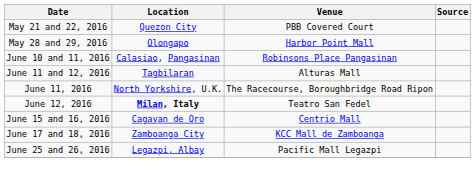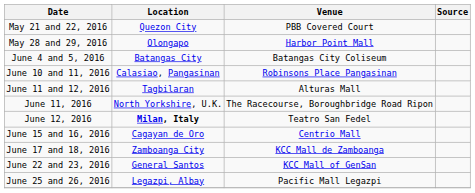+ row: (58, 58)
+ row: (58, 165)
